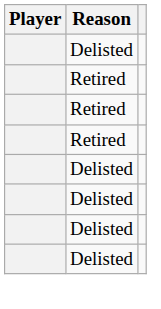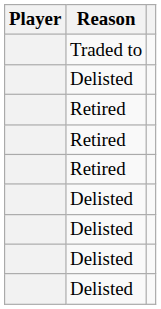+ row: (35, 50)
